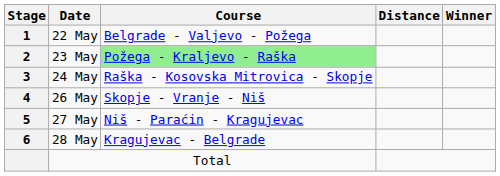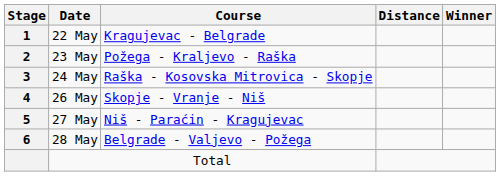(208, 36) Belgrade - Valjevo - Požega -> (185, 36) Kragujevac - Belgrade
(200, 56) lightgreen background -> (200, 56) no background
(185, 139) Kragujevac - Belgrade -> (208, 139) Belgrade - Valjevo - Požega
